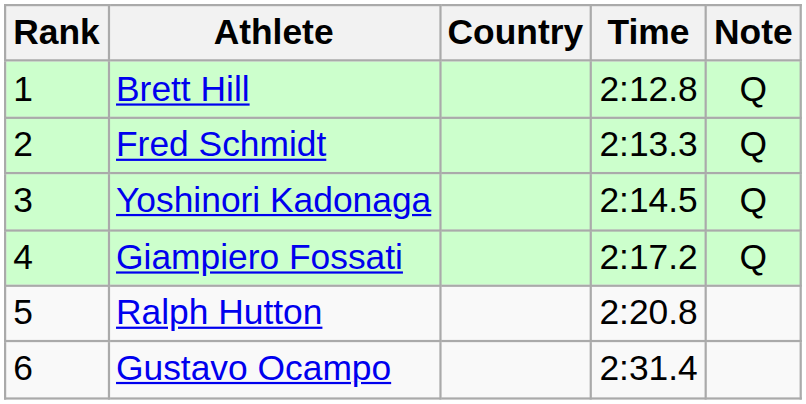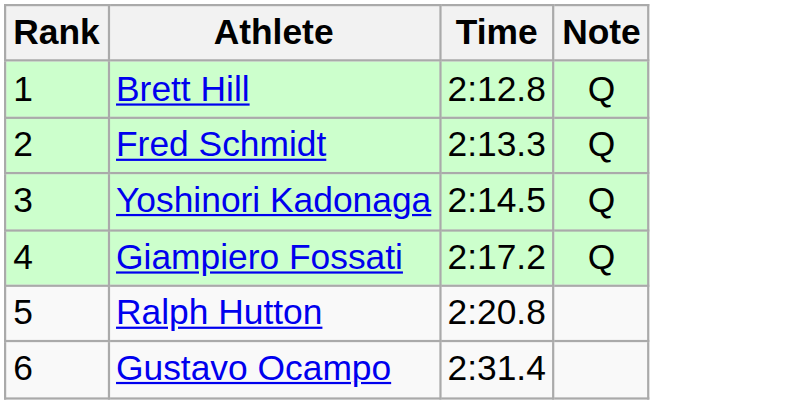- column: (515, 32)
